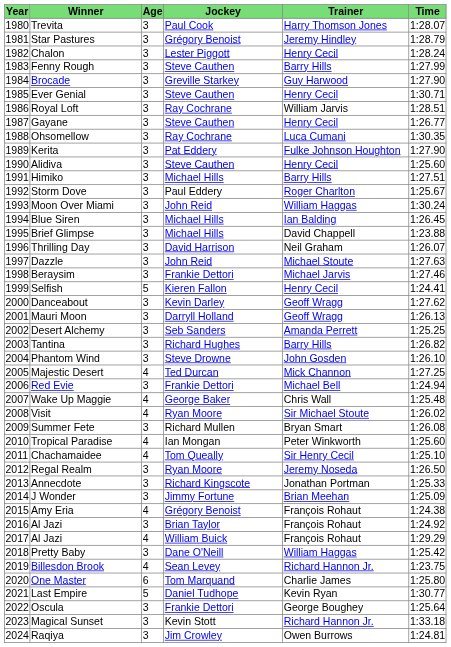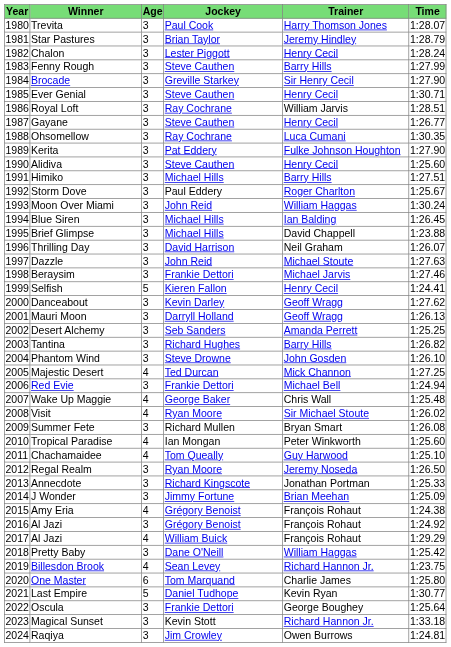(203, 39) Grégory Benoist -> (192, 39) Brian Taylor
(316, 81) Guy Harwood -> (319, 81) Sir Henry Cecil
(319, 455) Sir Henry Cecil -> (316, 455) Guy Harwood
(192, 524) Brian Taylor -> (203, 524) Grégory Benoist
